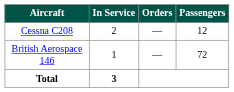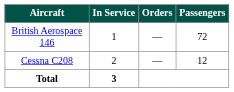rows swapped: (47, 55) <-> (47, 31)
